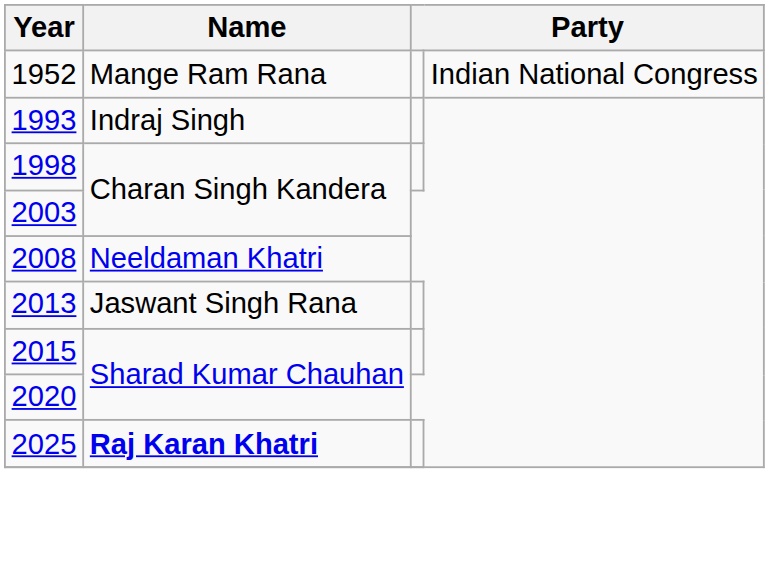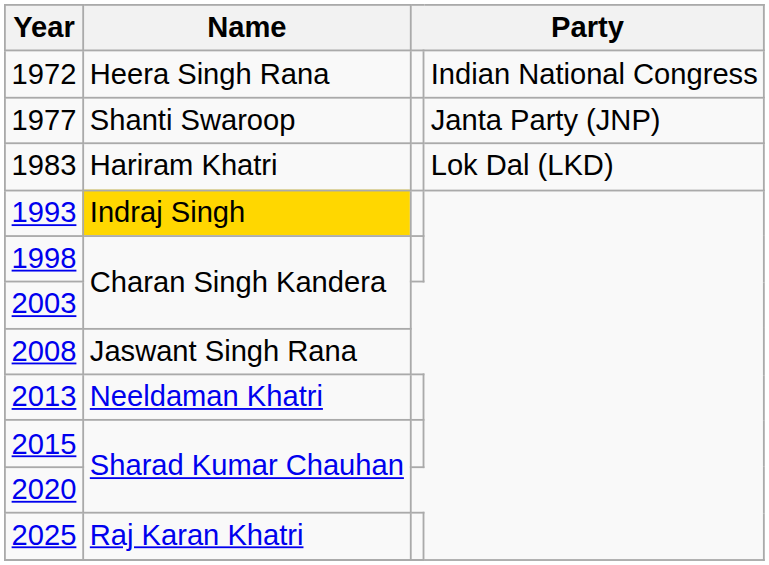- row: (44, 73)
+ row: (44, 73)
+ row: (44, 119)
+ row: (44, 166)
(168, 119) no background -> (168, 212) gold background
(206, 258) Neeldaman Khatri -> (223, 350) Jaswant Singh Rana
(223, 304) Jaswant Singh Rana -> (206, 397) Neeldaman Khatri
(204, 443) bold -> (197, 535) normal
